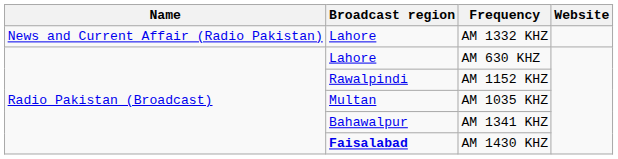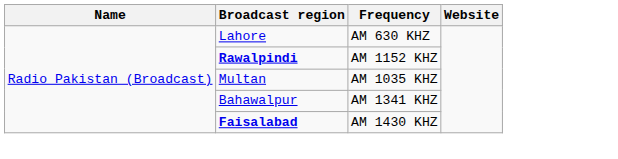- row: (505, 37)
(368, 79) normal -> (258, 58) bold
